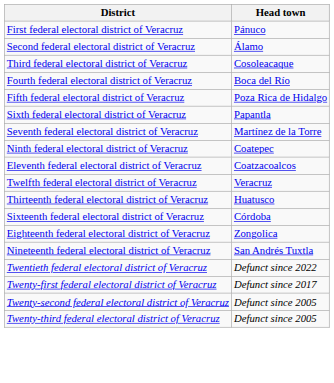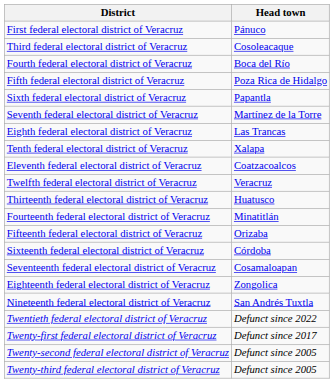- row: (101, 47)
+ row: (99, 132)
- row: (97, 149)
+ row: (97, 149)
+ row: (108, 217)
+ row: (104, 234)
+ row: (111, 268)
